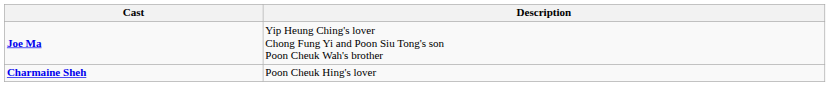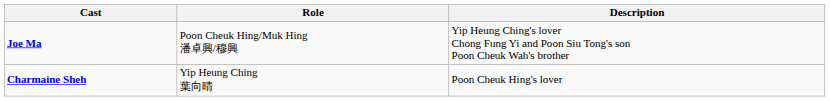+ column: (313, 13)
